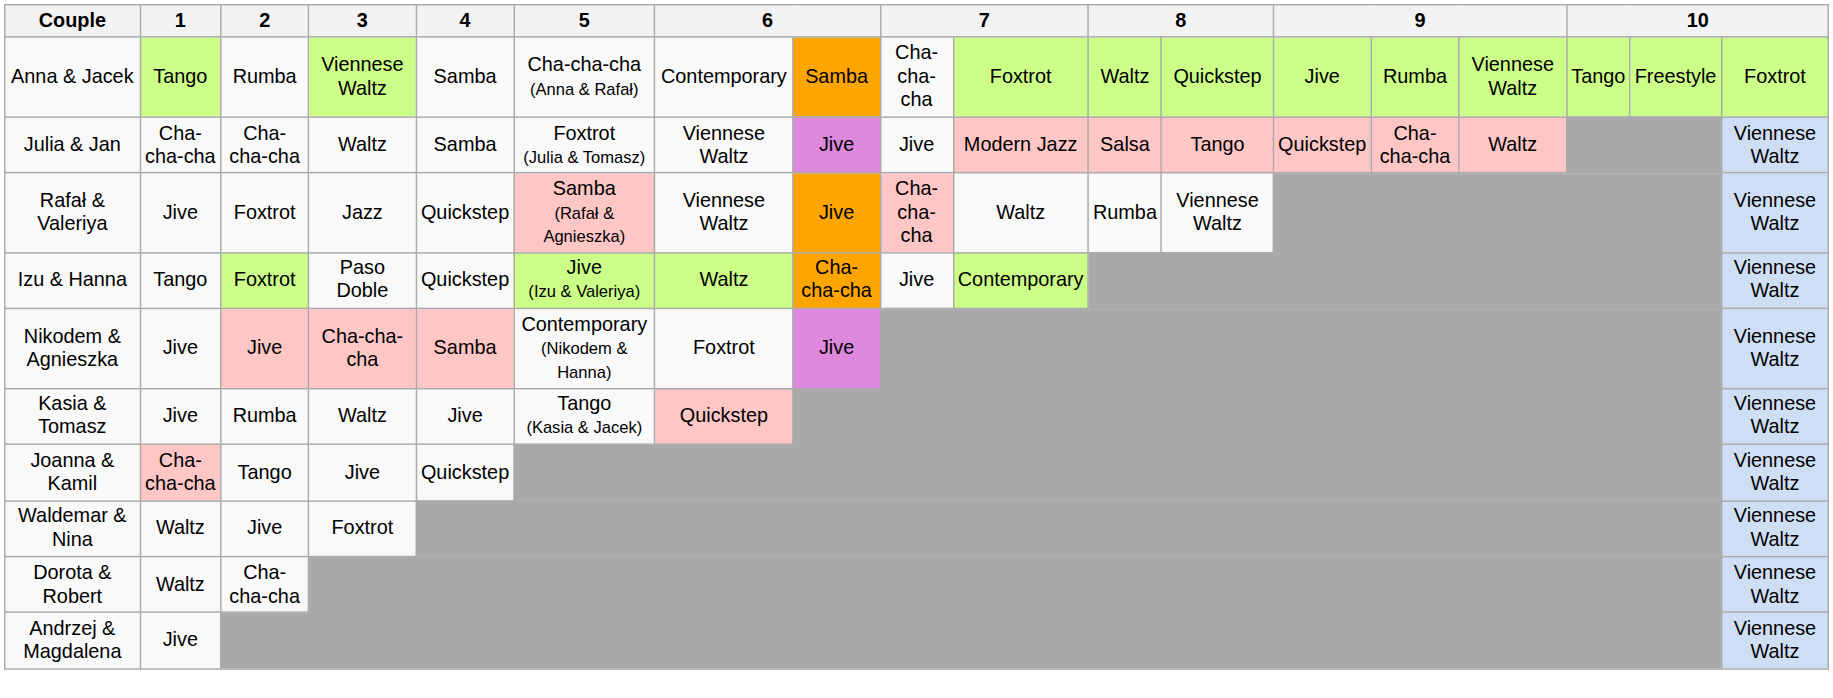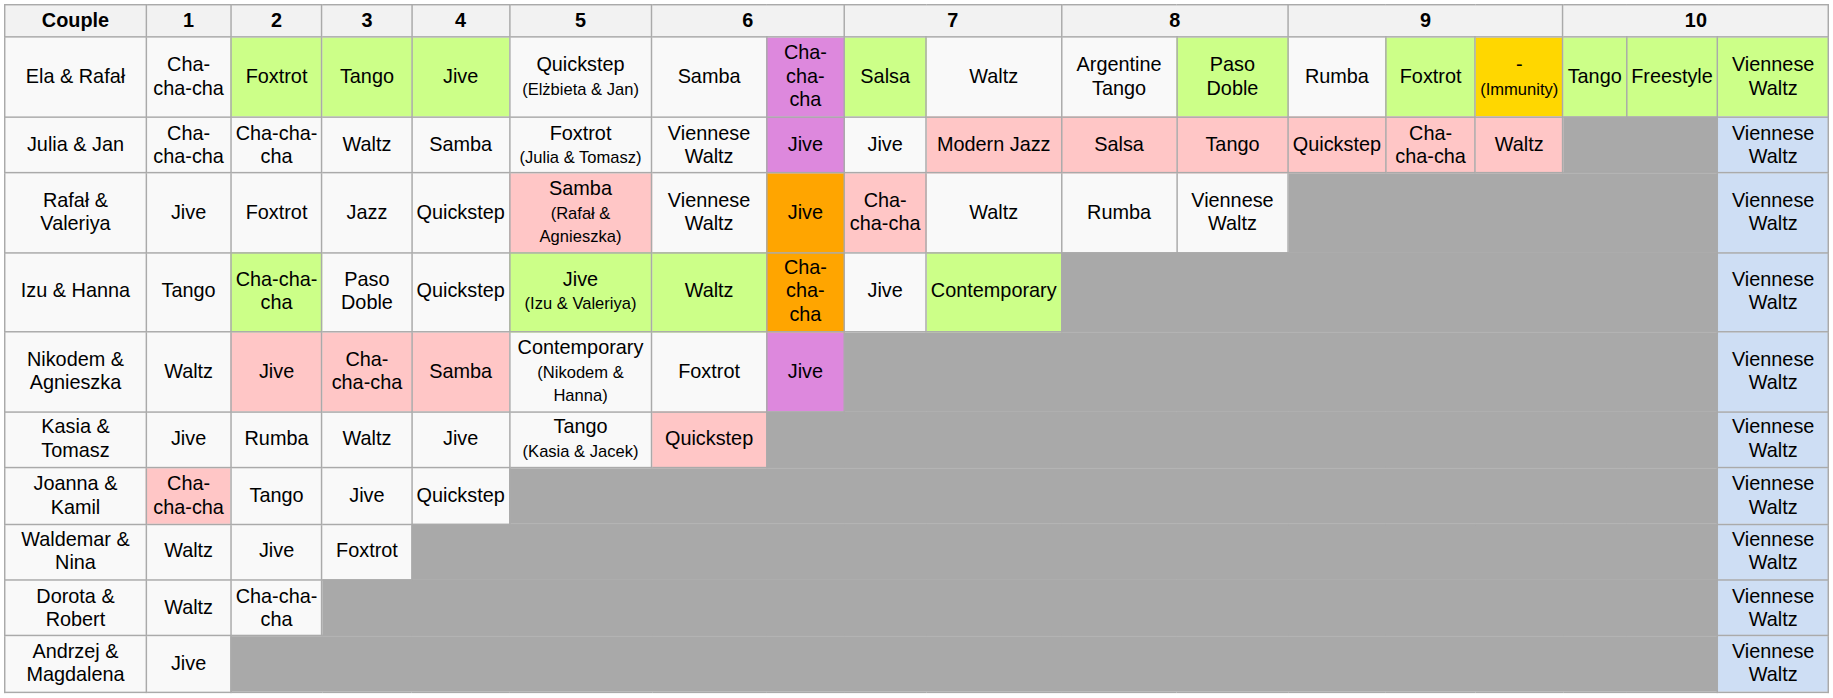- row: (72, 76)
+ row: (75, 76)
(265, 279) Foxtrot -> (277, 291) Cha-cha-cha
(180, 347) Jive -> (189, 371) Waltz
